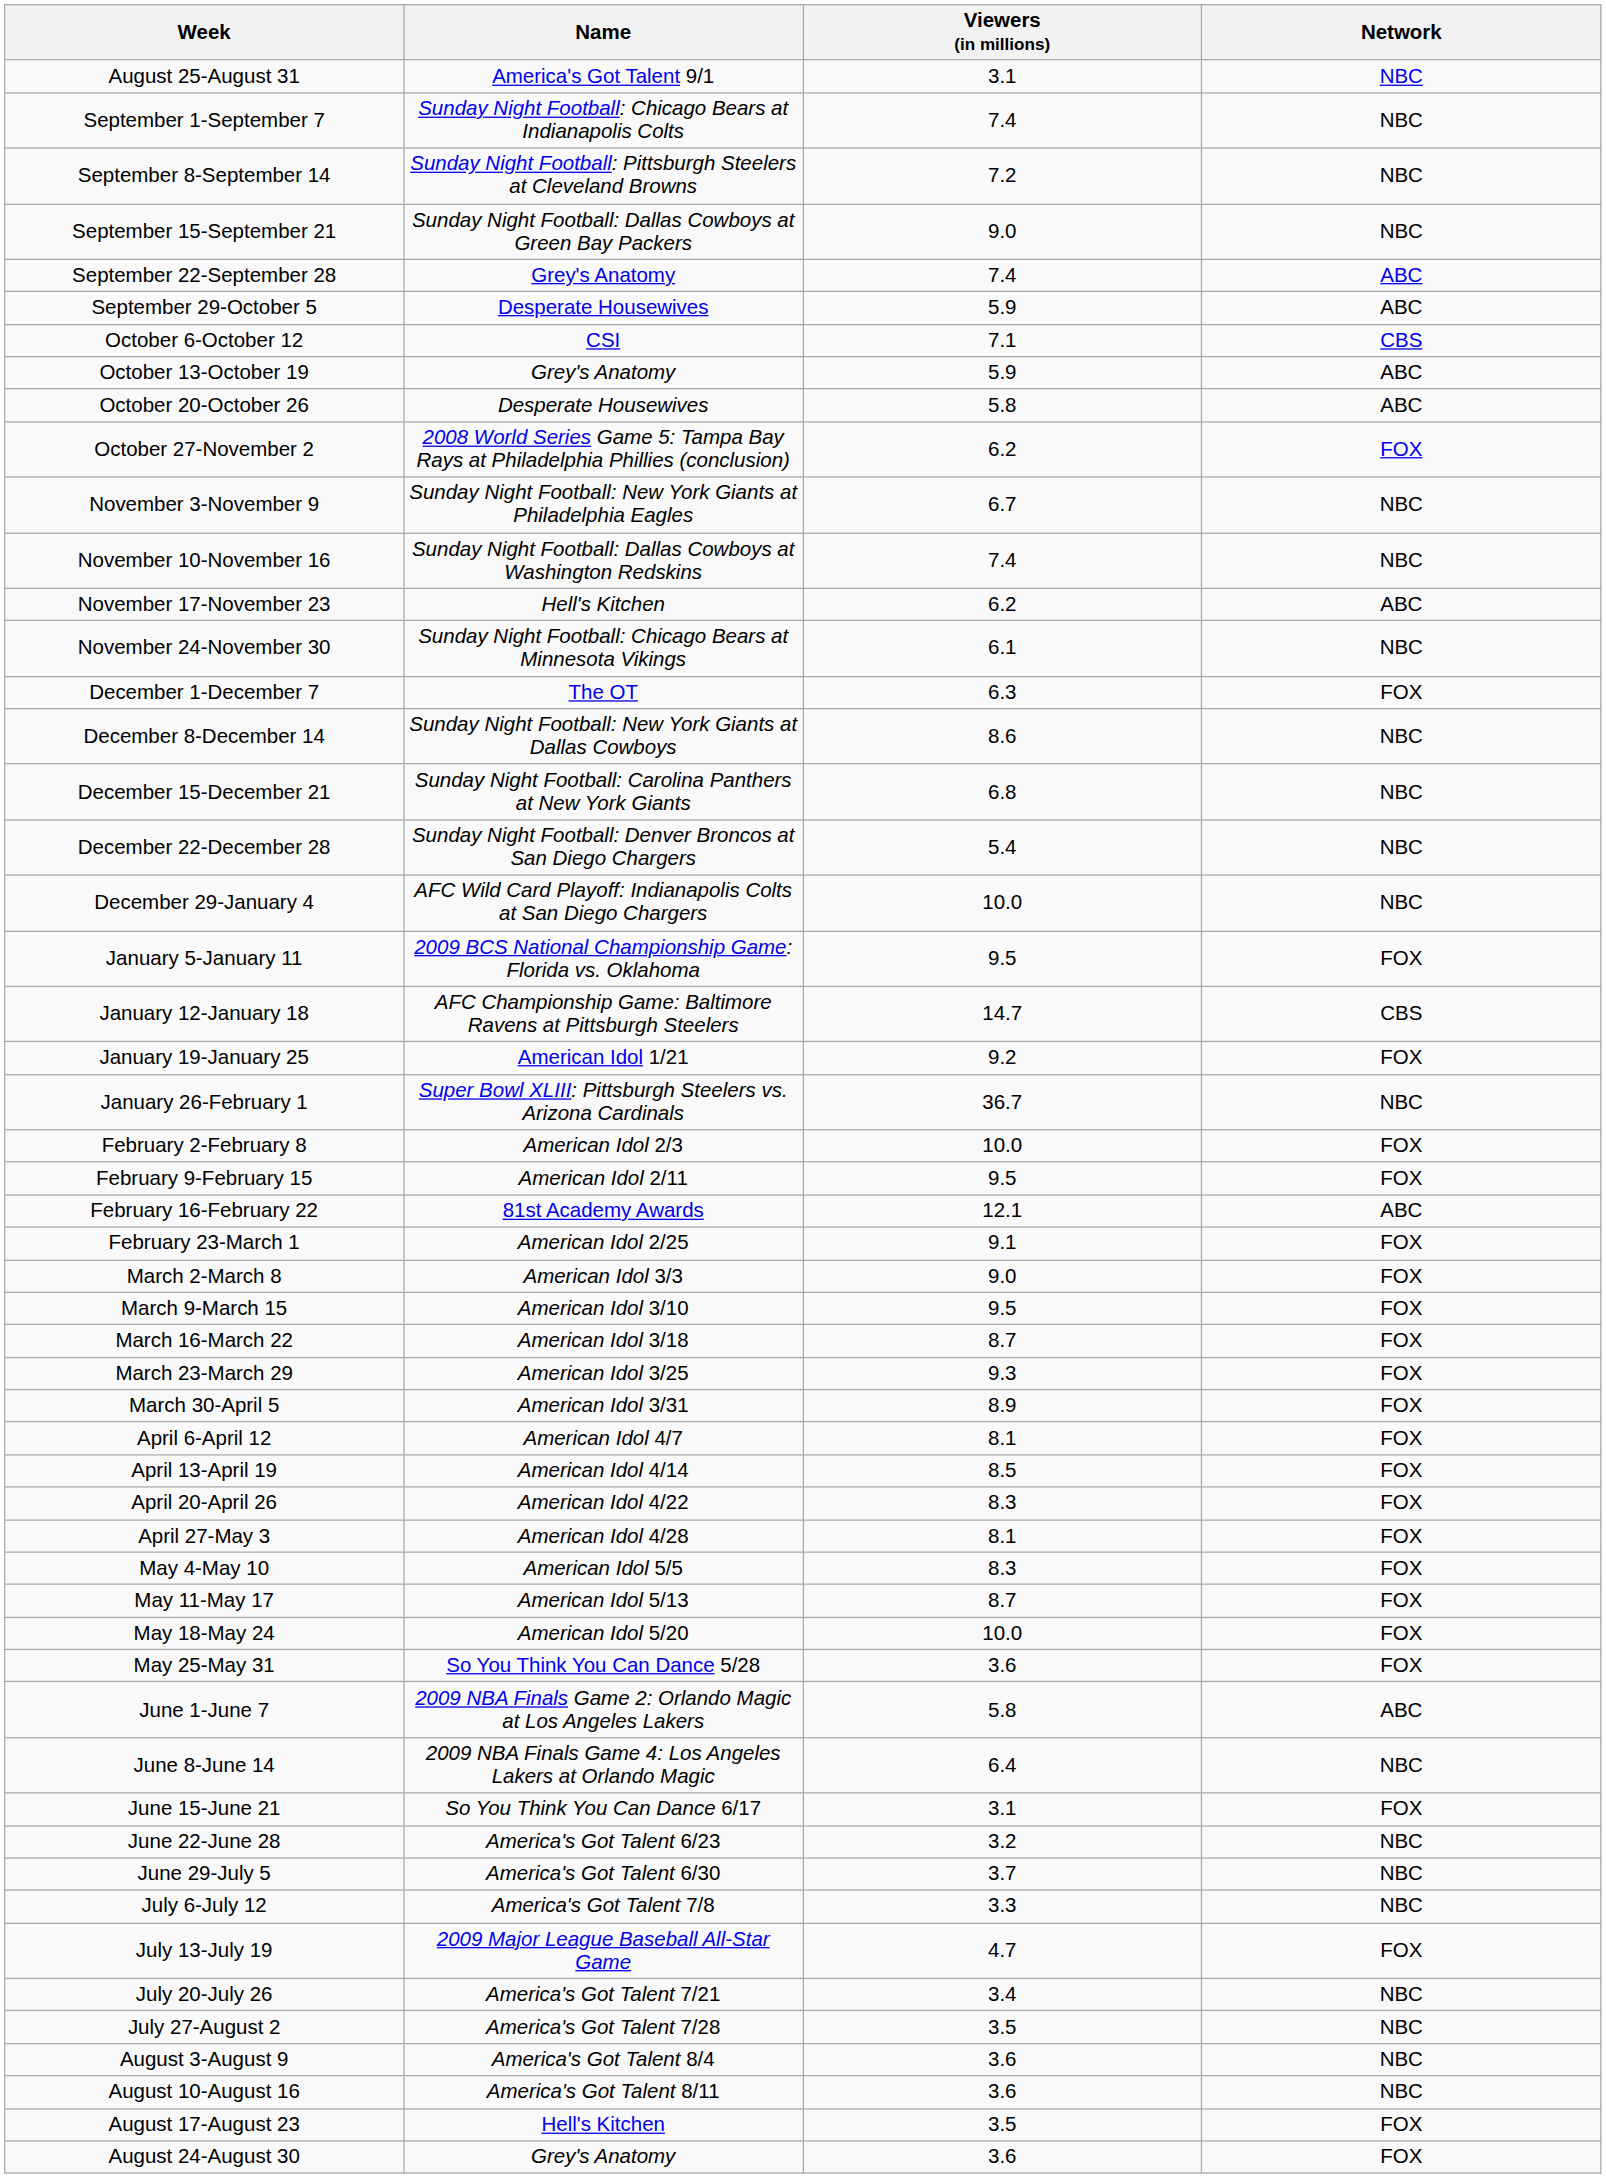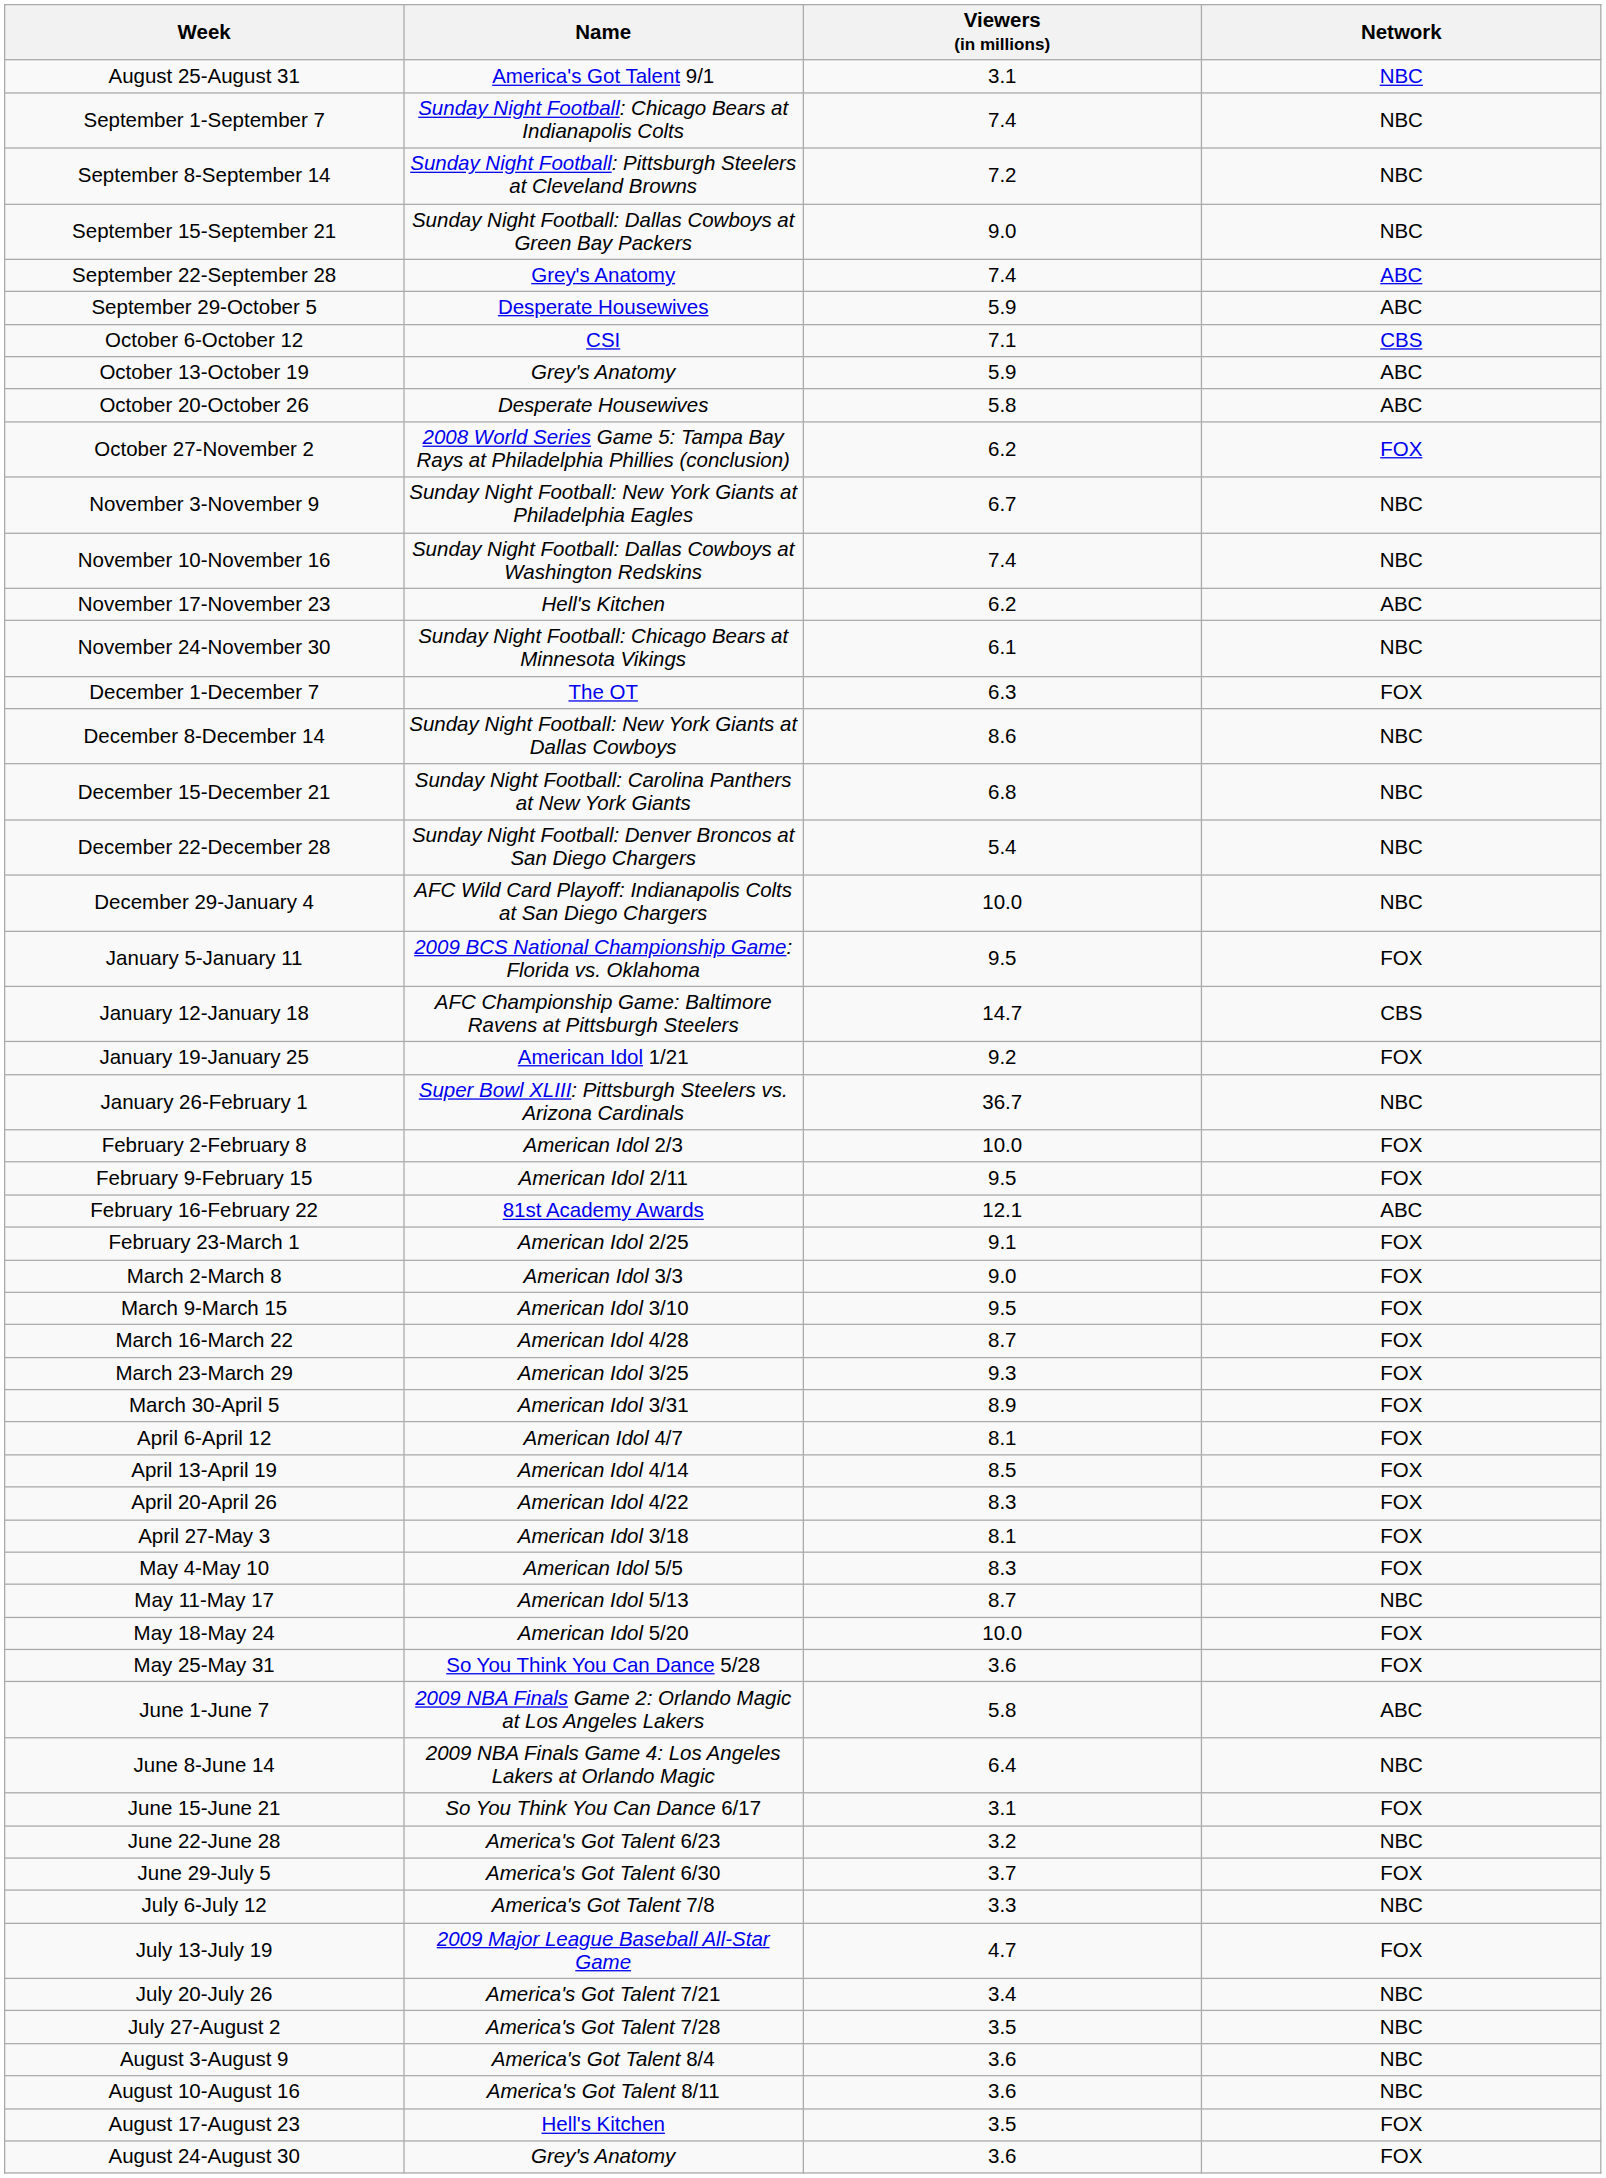(603, 1340) American Idol 3/18 -> (603, 1340) American Idol 4/28
(603, 1535) American Idol 4/28 -> (603, 1535) American Idol 3/18
(1401, 1600) FOX -> (1401, 1600) NBC
(1401, 1874) NBC -> (1401, 1874) FOX
